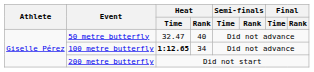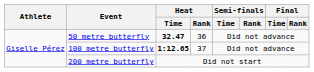(173, 35) normal -> (173, 35) bold
(202, 35) 40 -> (202, 35) 36
(202, 48) 34 -> (202, 48) 37
